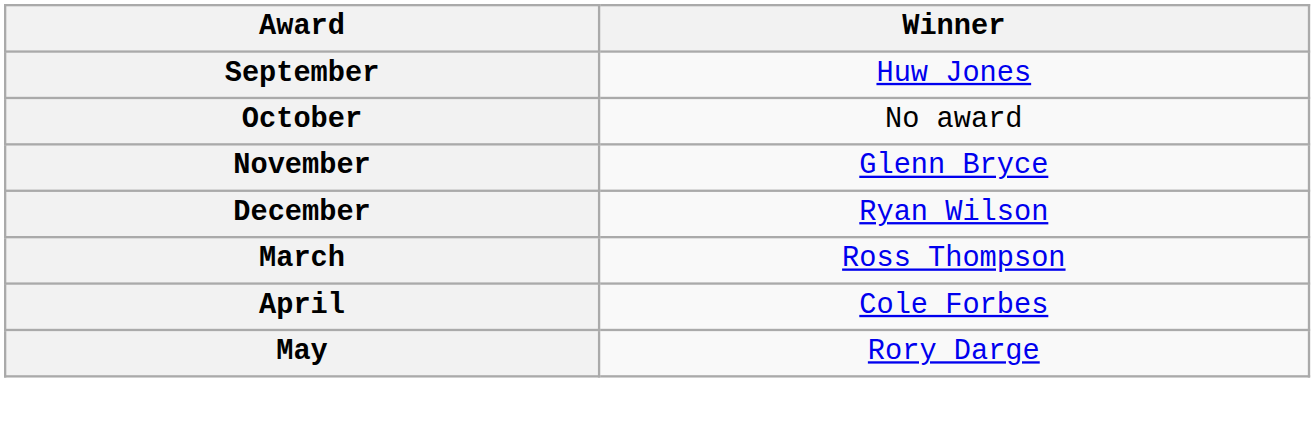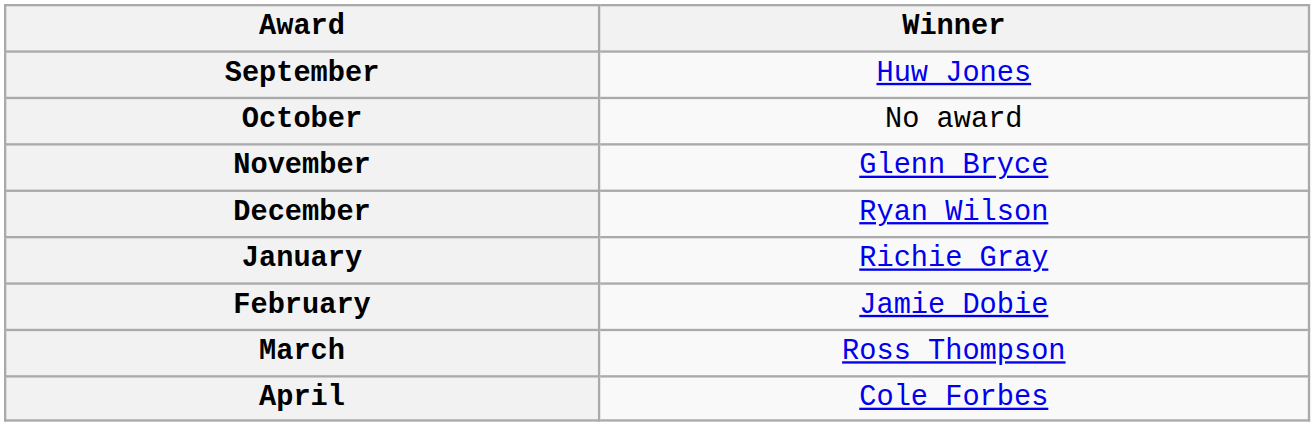+ row: (302, 260)
+ row: (302, 306)
- row: (302, 352)
